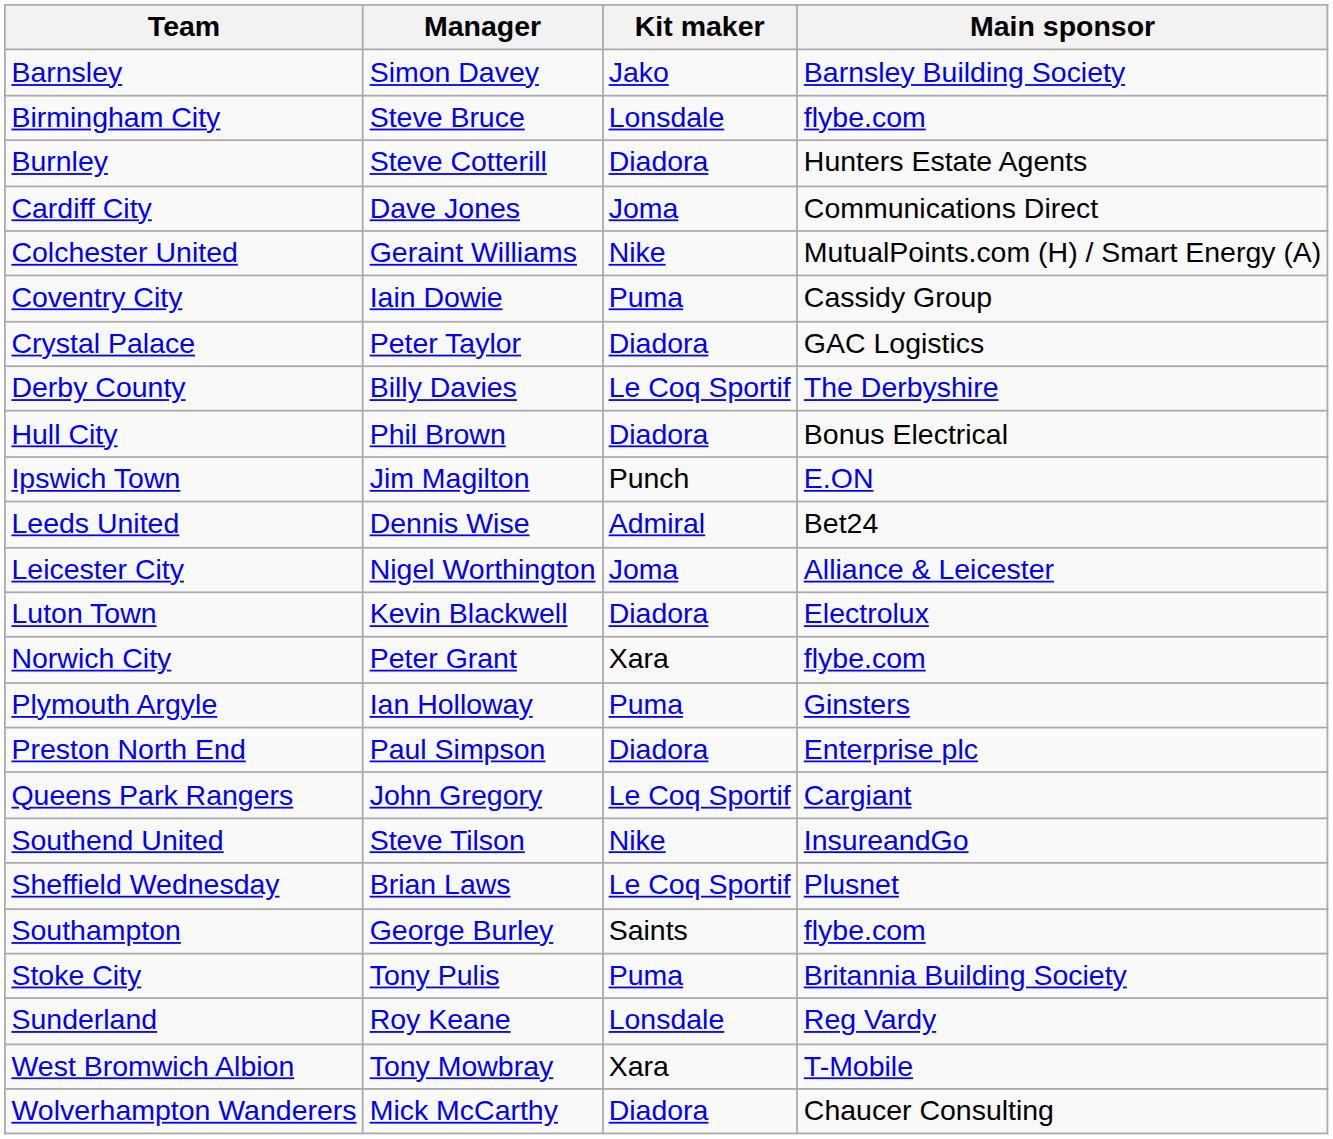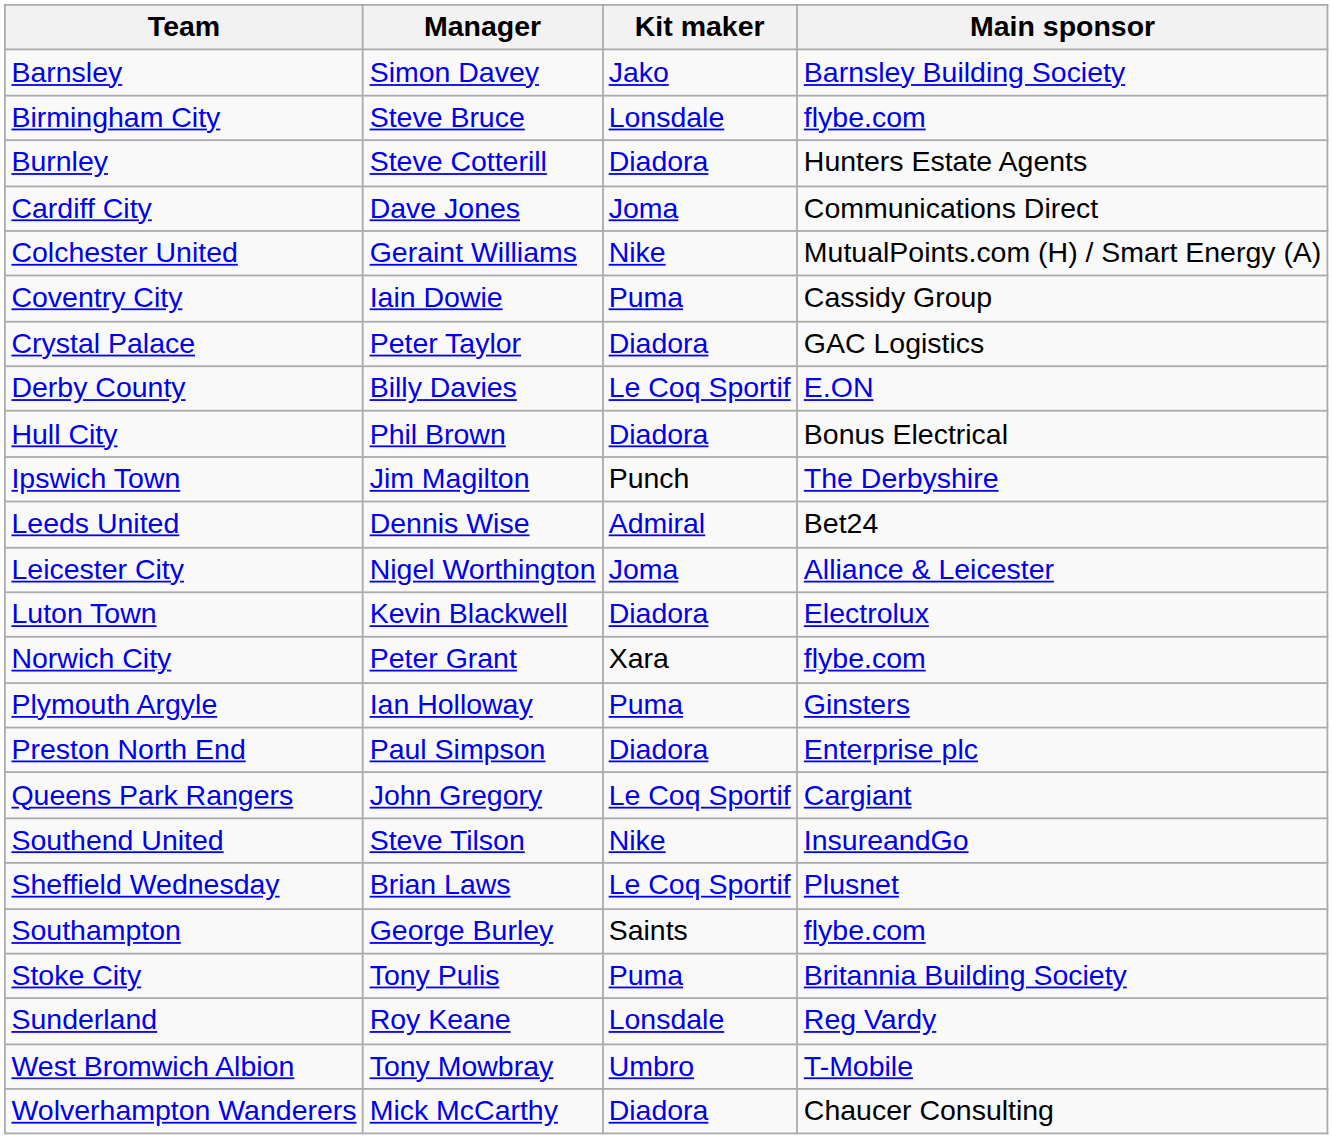(901, 388) The Derbyshire -> (839, 388) E.ON
(839, 478) E.ON -> (901, 478) The Derbyshire
(639, 1065) Xara -> (651, 1065) Umbro
